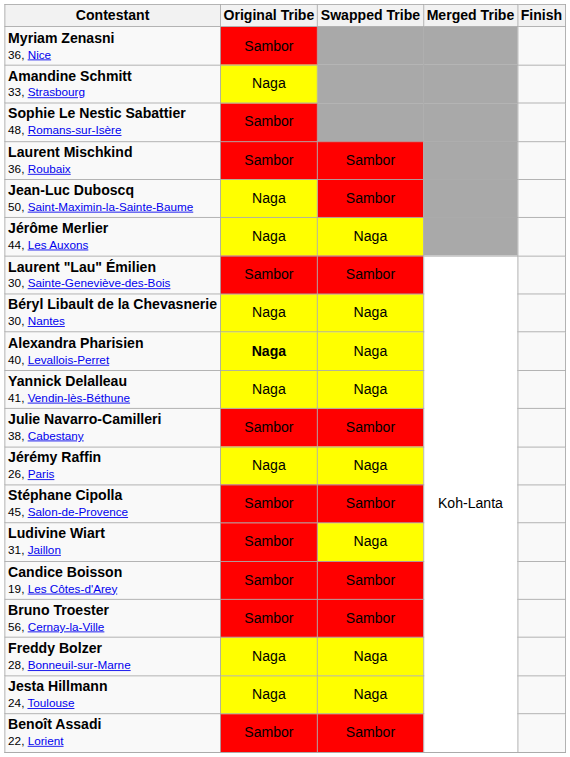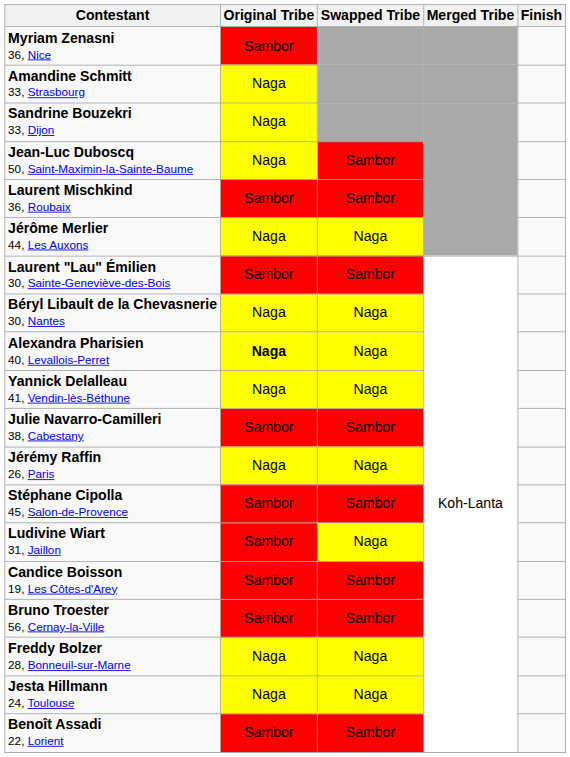- row: (97, 122)
+ row: (70, 122)
rows swapped: (70, 160) <-> (101, 198)
